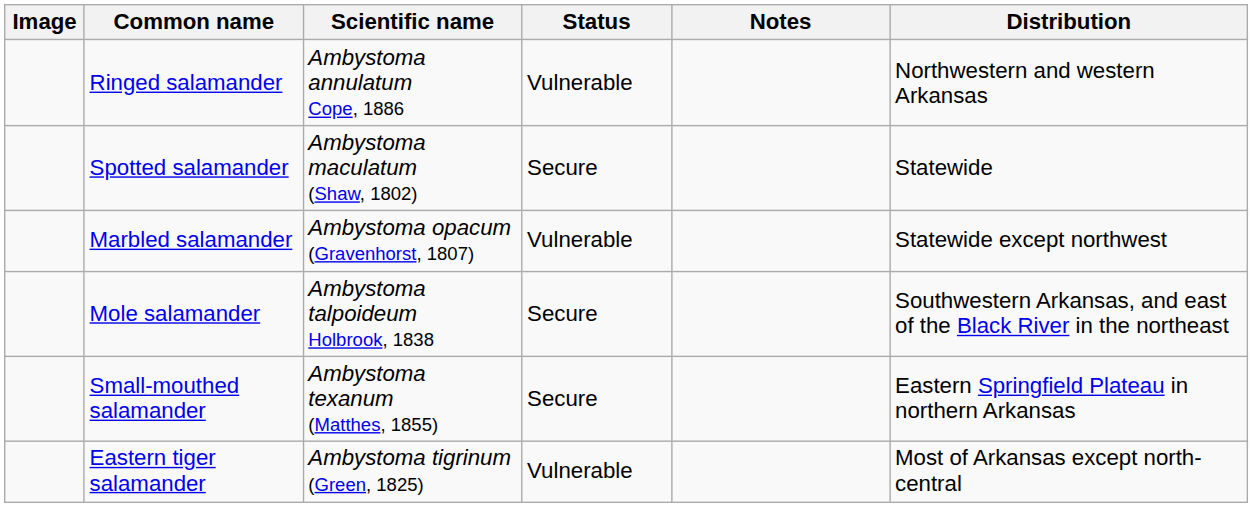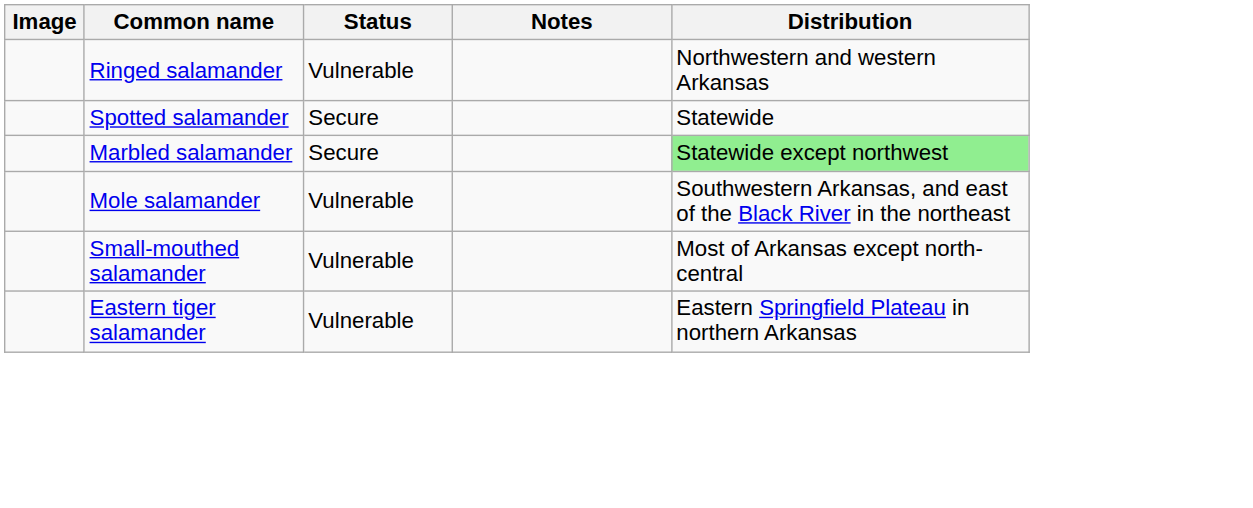- column: (413, 22)
(580, 240) Vulnerable -> (344, 152) Secure
(1031, 240) no background -> (812, 152) lightgreen background
(562, 313) Secure -> (361, 200) Vulnerable
(562, 398) Secure -> (361, 261) Vulnerable
(1042, 398) Eastern Springfield Plateau in northern Arkansas -> (830, 261) Most of Arkansas except north-central
(1048, 471) Most of Arkansas except north-central -> (823, 321) Eastern Springfield Plateau in northern Arkansas
